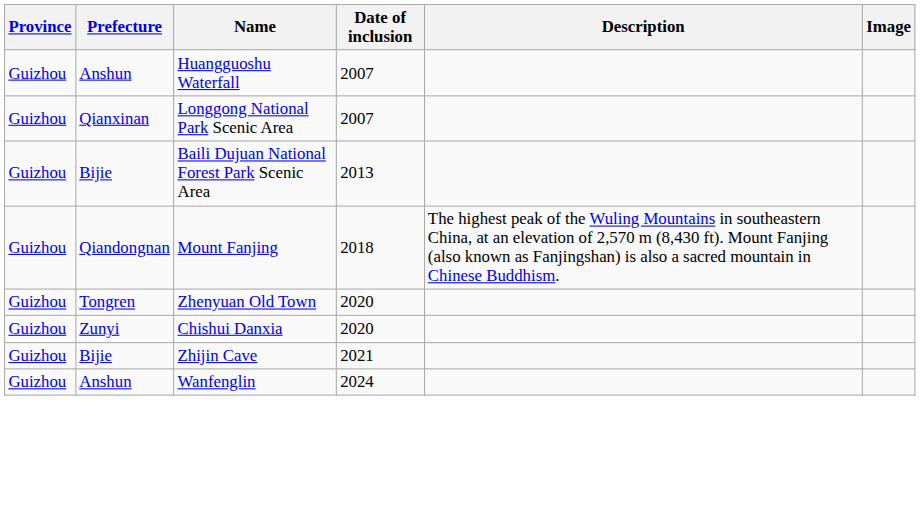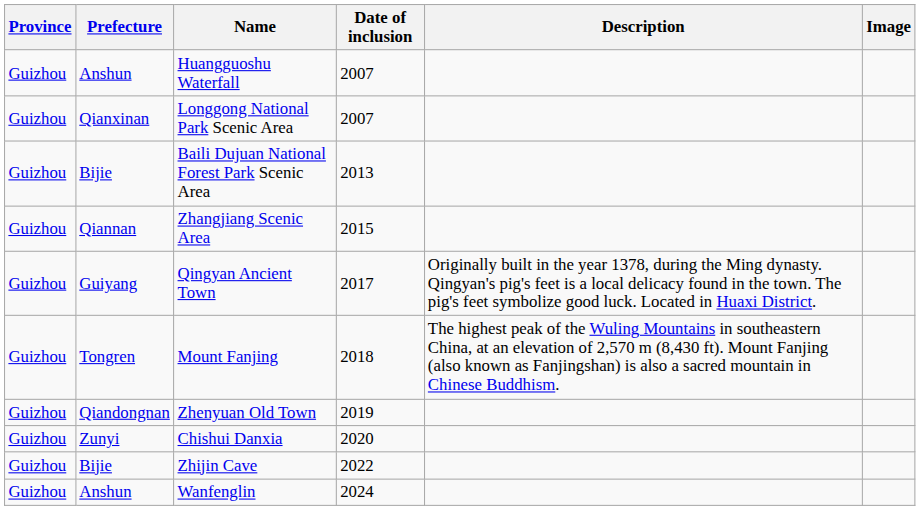+ row: (240, 228)
+ row: (235, 283)
(125, 247) Qiandongnan -> (107, 357) Tongren
(107, 302) Tongren -> (125, 412) Qiandongnan
(357, 302) 2020 -> (357, 412) 2019
(357, 355) 2021 -> (357, 465) 2022
